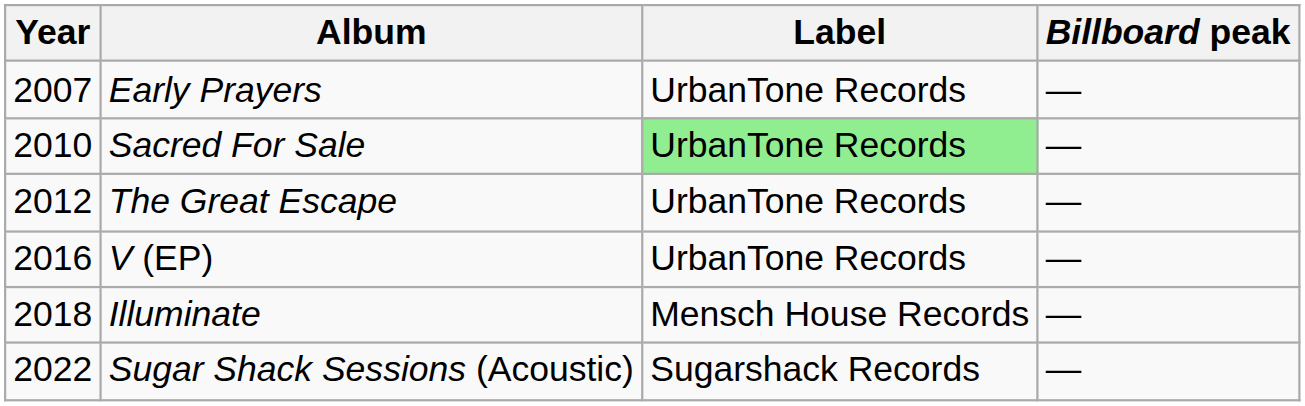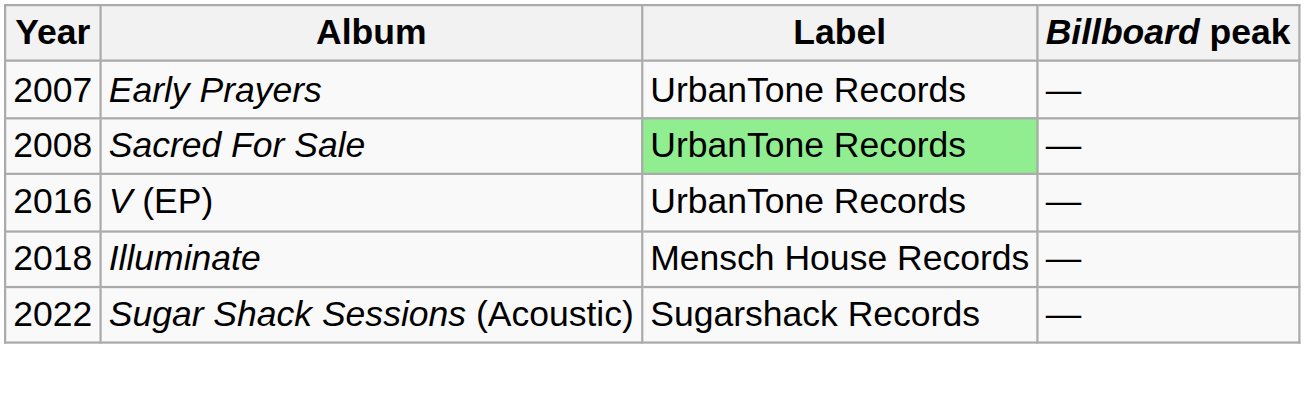(53, 145) 2010 -> (53, 145) 2008
- row: (253, 201)
